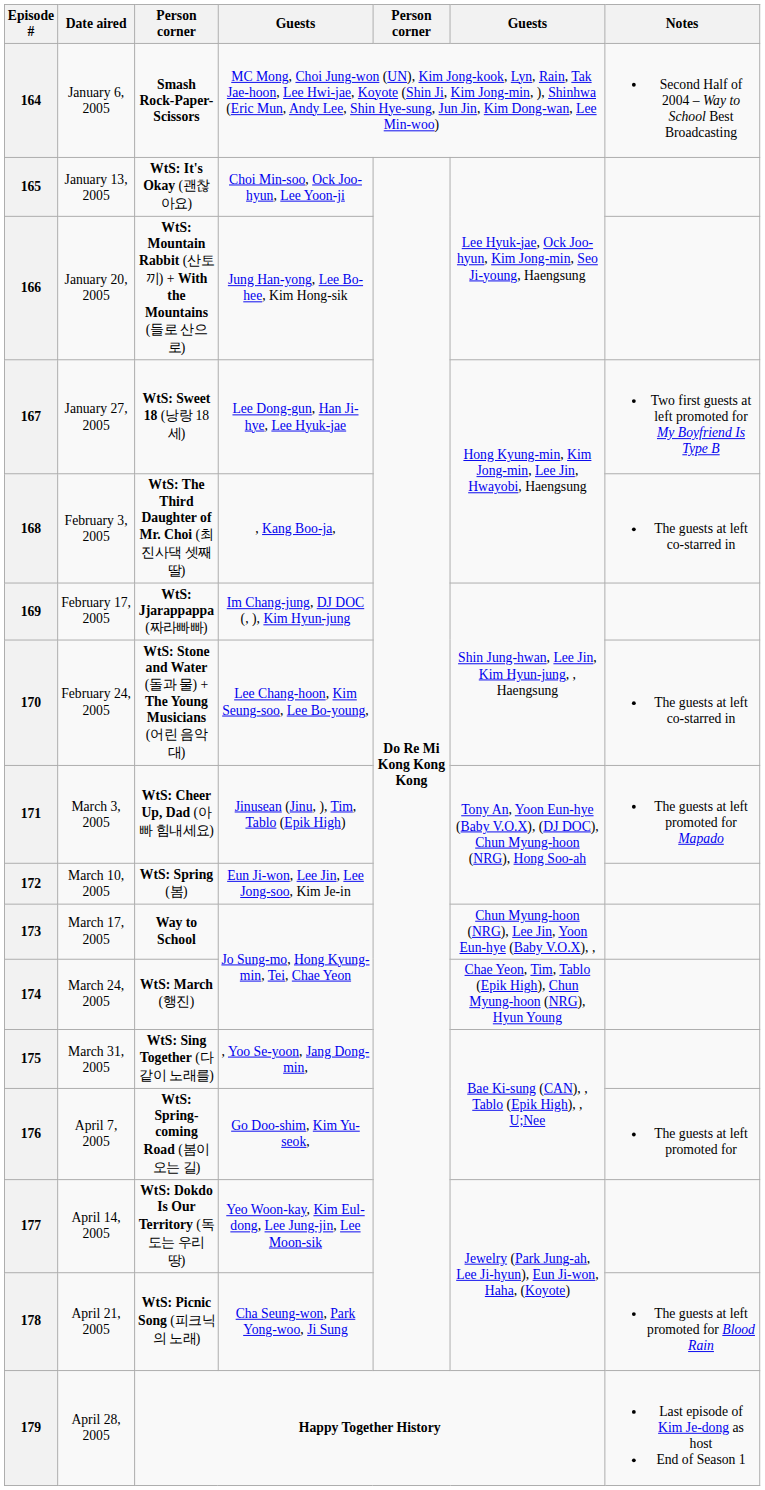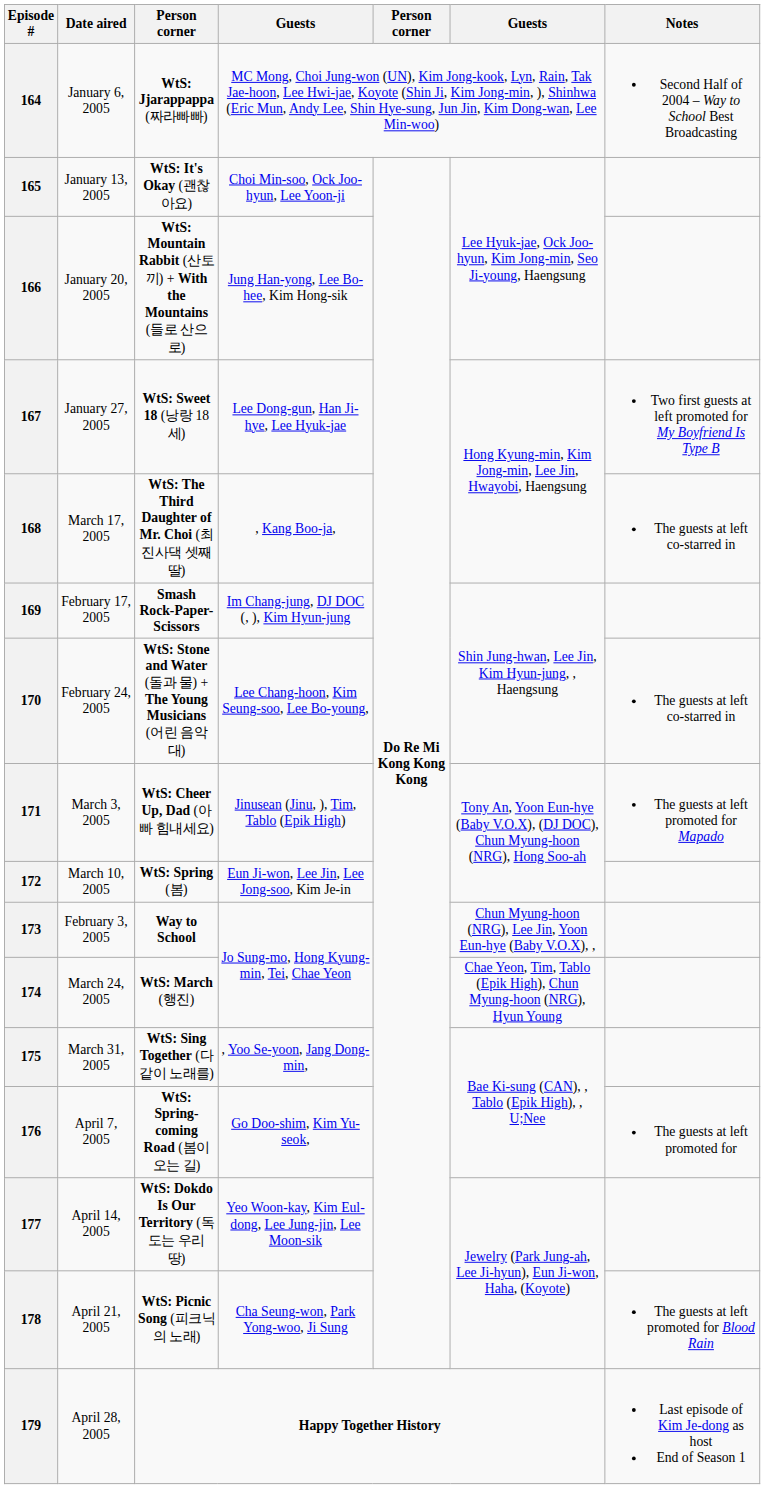(176, 100) Smash Rock-Paper-Scissors -> (176, 100) WtS: Jjarappappa (짜라빠빠)
(96, 528) February 3, 2005 -> (96, 528) March 17, 2005
(176, 611) WtS: Jjarappappa (짜라빠빠) -> (176, 610) Smash Rock-Paper-Scissors
(96, 931) March 17, 2005 -> (96, 929) February 3, 2005
